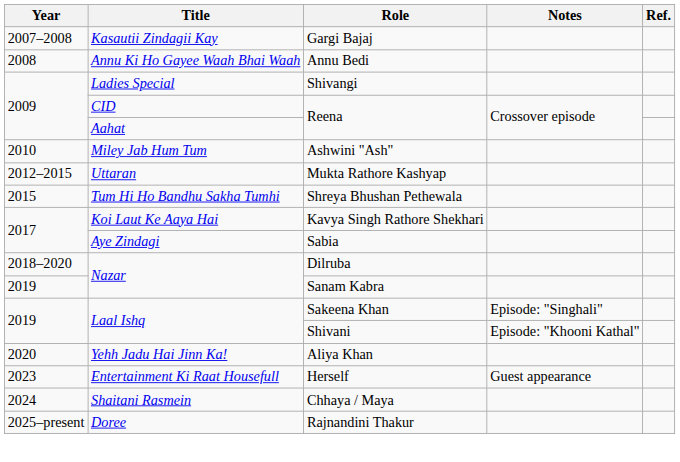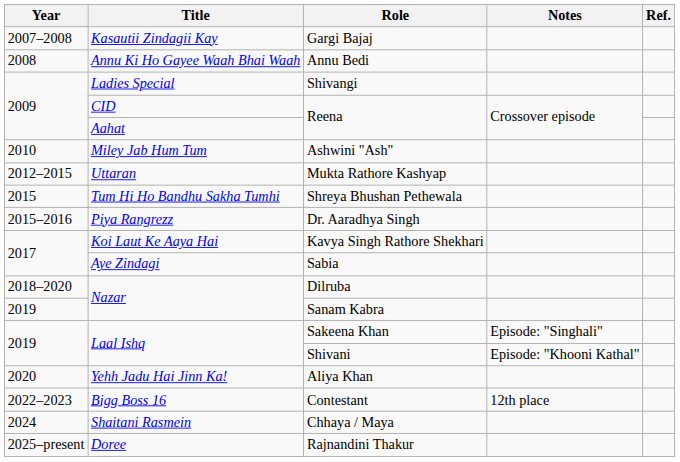+ row: (132, 219)
+ row: (129, 399)
- row: (185, 377)
